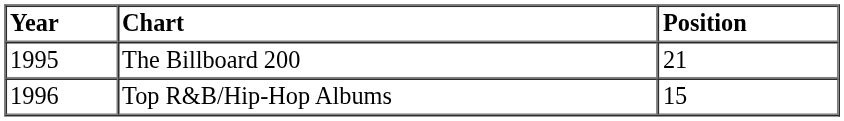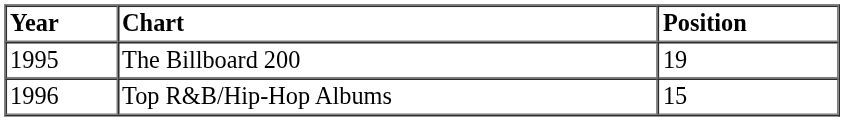(675, 59) 21 -> (675, 59) 19
